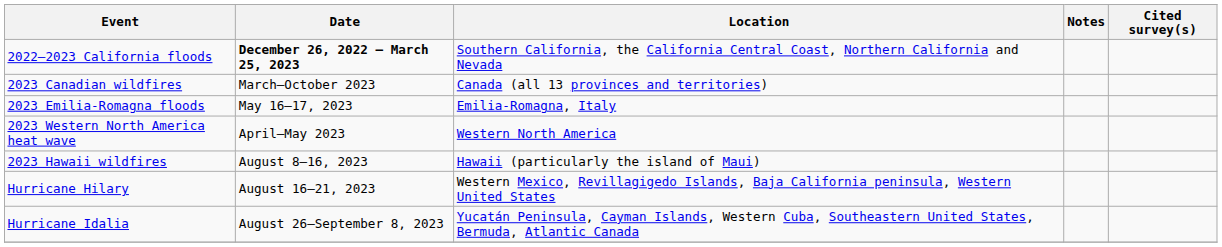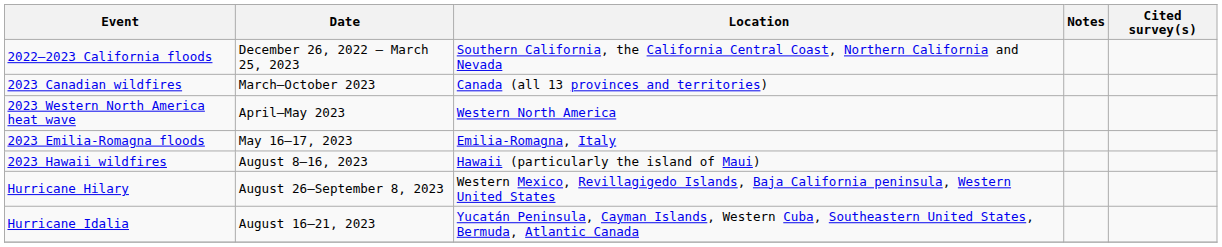(334, 57) bold -> (334, 57) normal
rows swapped: (106, 133) <-> (106, 106)
(307, 189) August 16–21, 2023 -> (341, 189) August 26–September 8, 2023
(341, 224) August 26–September 8, 2023 -> (307, 224) August 16–21, 2023
